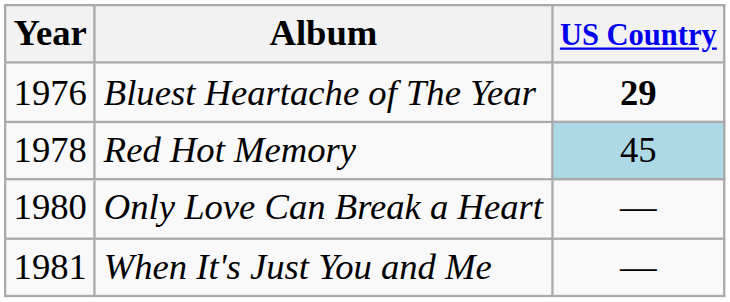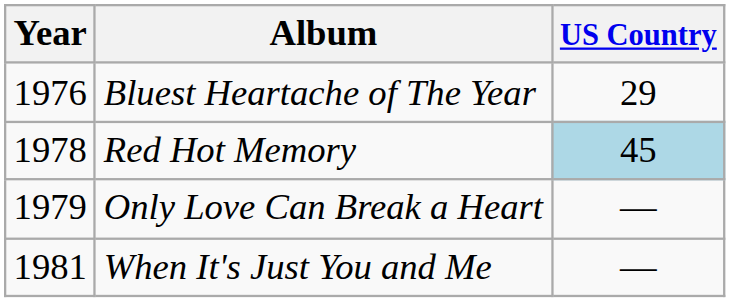(638, 91) bold -> (638, 91) normal
(50, 207) 1980 -> (50, 207) 1979
